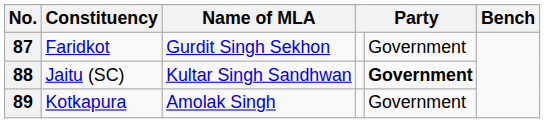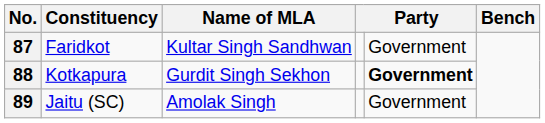(248, 46) Gurdit Singh Sekhon -> (259, 46) Kultar Singh Sandhwan
(85, 74) Jaitu (SC) -> (86, 74) Kotkapura
(259, 74) Kultar Singh Sandhwan -> (248, 74) Gurdit Singh Sekhon
(86, 103) Kotkapura -> (85, 103) Jaitu (SC)
